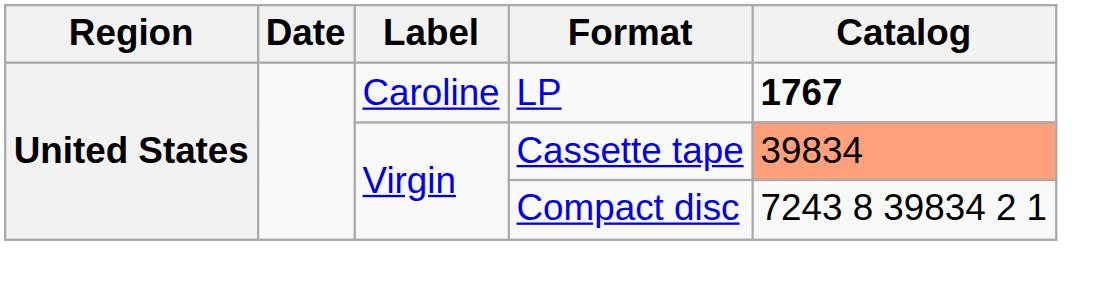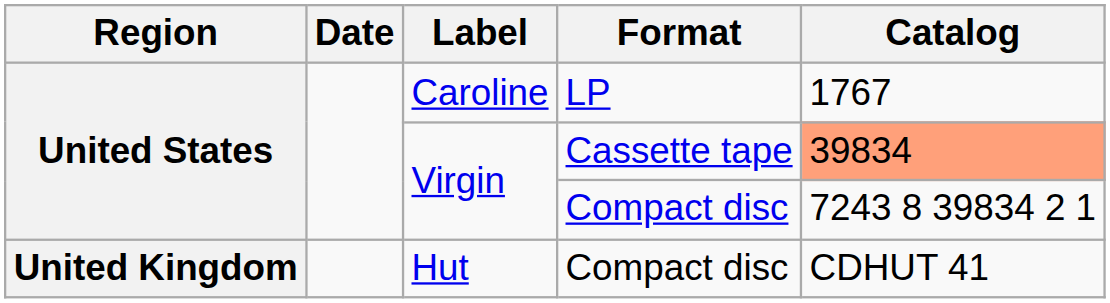(802, 92) bold -> (851, 92) normal
+ row: (440, 267)
